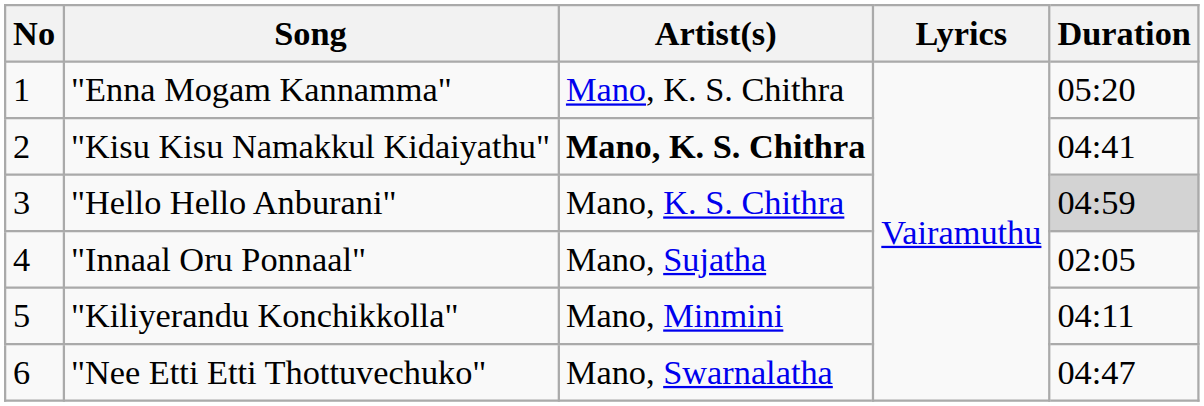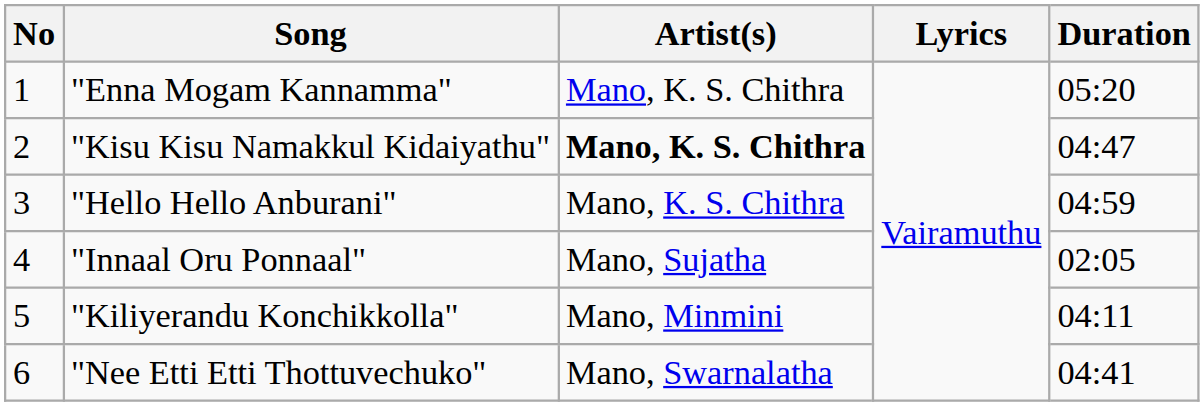(1097, 146) 04:41 -> (1097, 146) 04:47
(1097, 202) lightgrey background -> (1097, 202) no background
(1097, 372) 04:47 -> (1097, 372) 04:41
